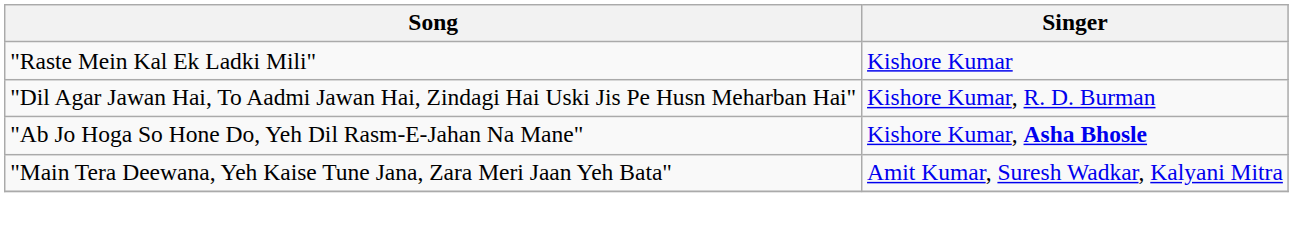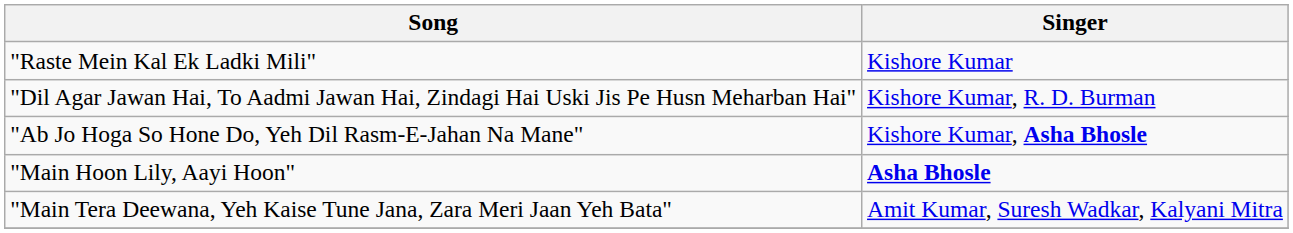+ row: (153, 172)
